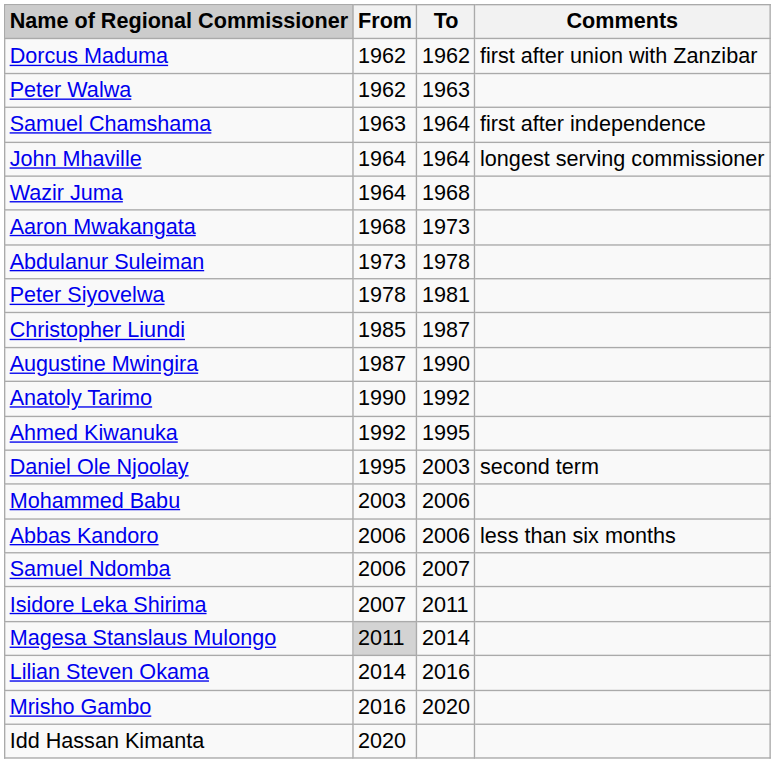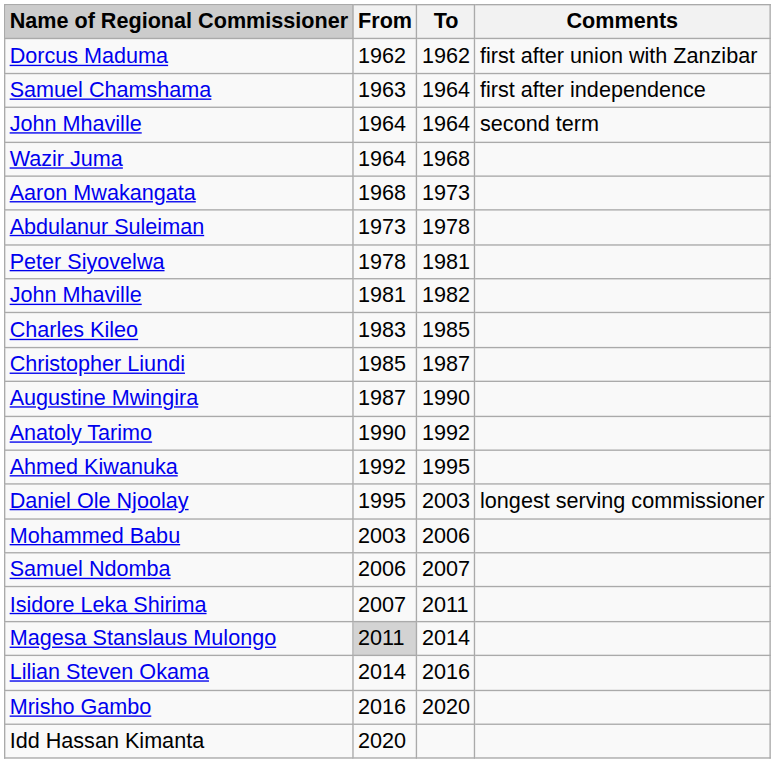- row: (70, 90)
(622, 158) longest serving commissioner -> (539, 124) second term
+ row: (76, 295)
+ row: (74, 329)
(539, 466) second term -> (622, 501) longest serving commissioner
- row: (84, 535)
